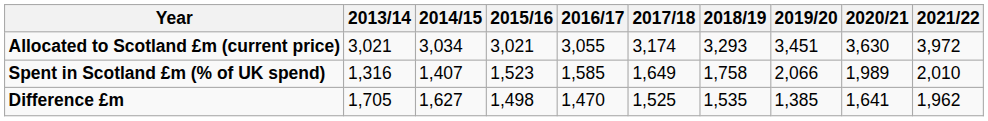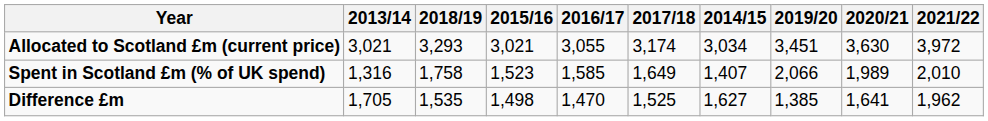columns swapped: (451, 18) <-> (735, 18)
